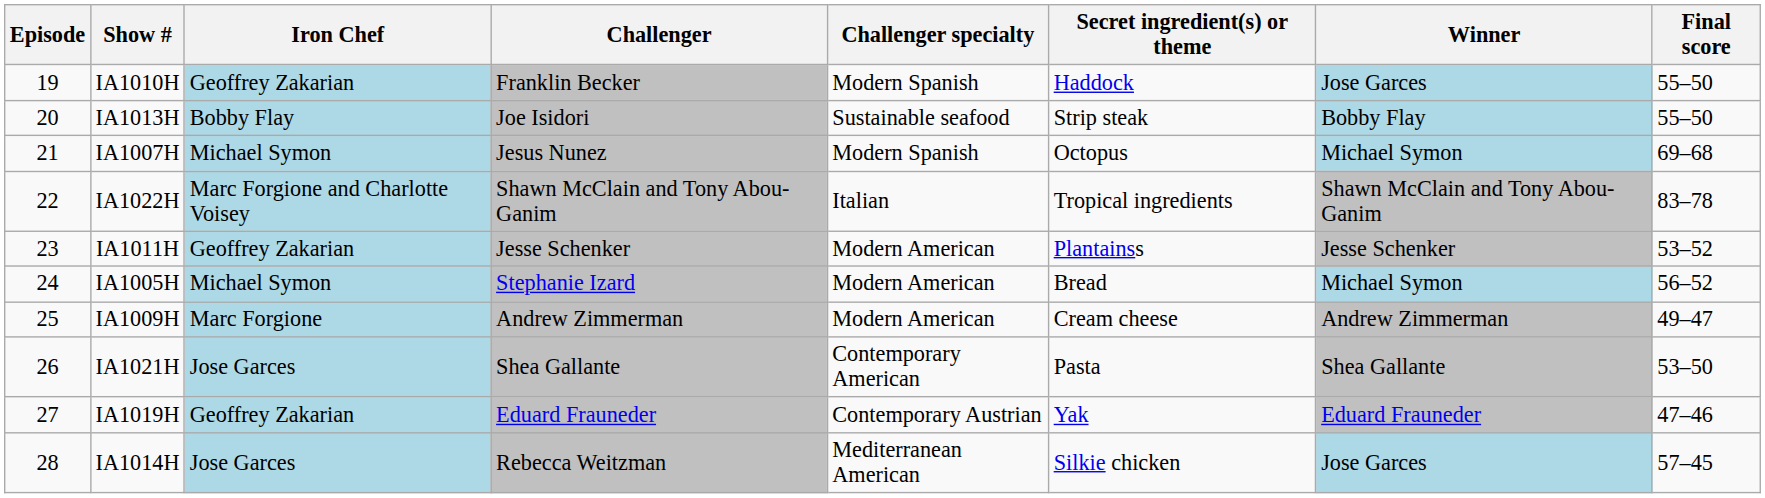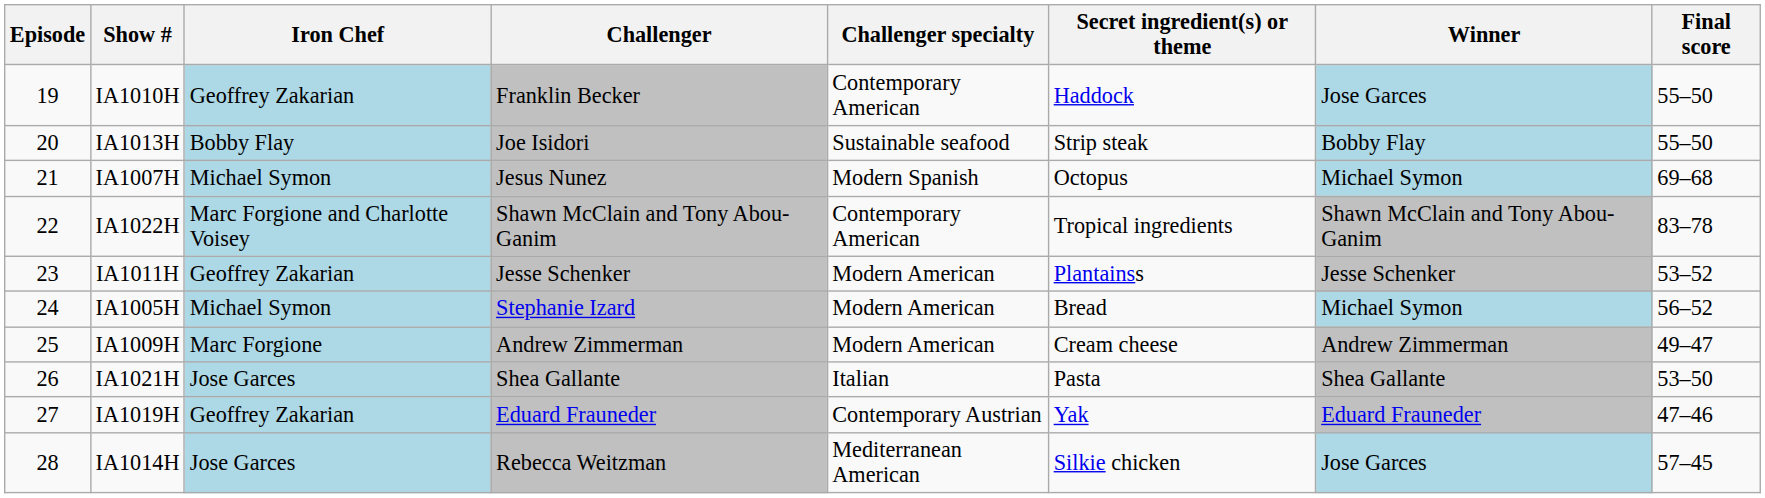(905, 82) Modern Spanish -> (897, 94) Contemporary American
(861, 200) Italian -> (897, 225) Contemporary American
(897, 366) Contemporary American -> (861, 379) Italian
